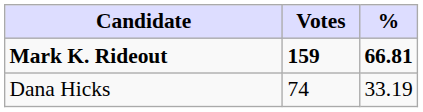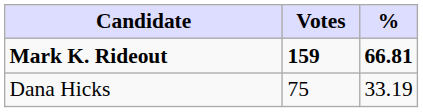(298, 89) 74 -> (298, 89) 75
